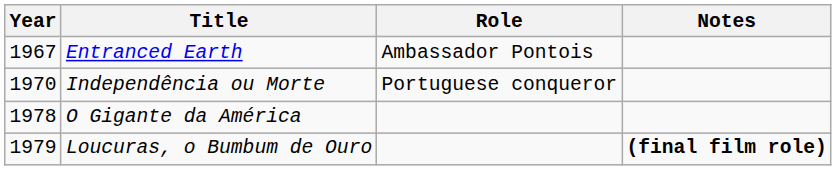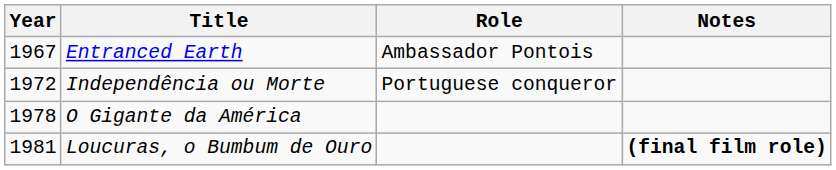(33, 85) 1970 -> (33, 85) 1972
(33, 149) 1979 -> (33, 149) 1981
